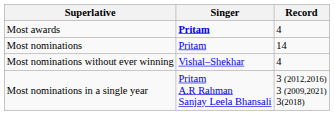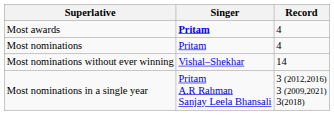(281, 45) 14 -> (279, 45) 4
(279, 62) 4 -> (281, 62) 14
